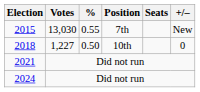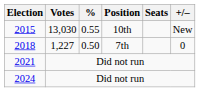(122, 29) 7th -> (122, 29) 10th
(122, 45) 10th -> (122, 45) 7th
